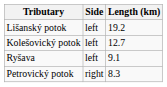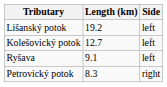columns swapped: (134, 12) <-> (94, 12)
